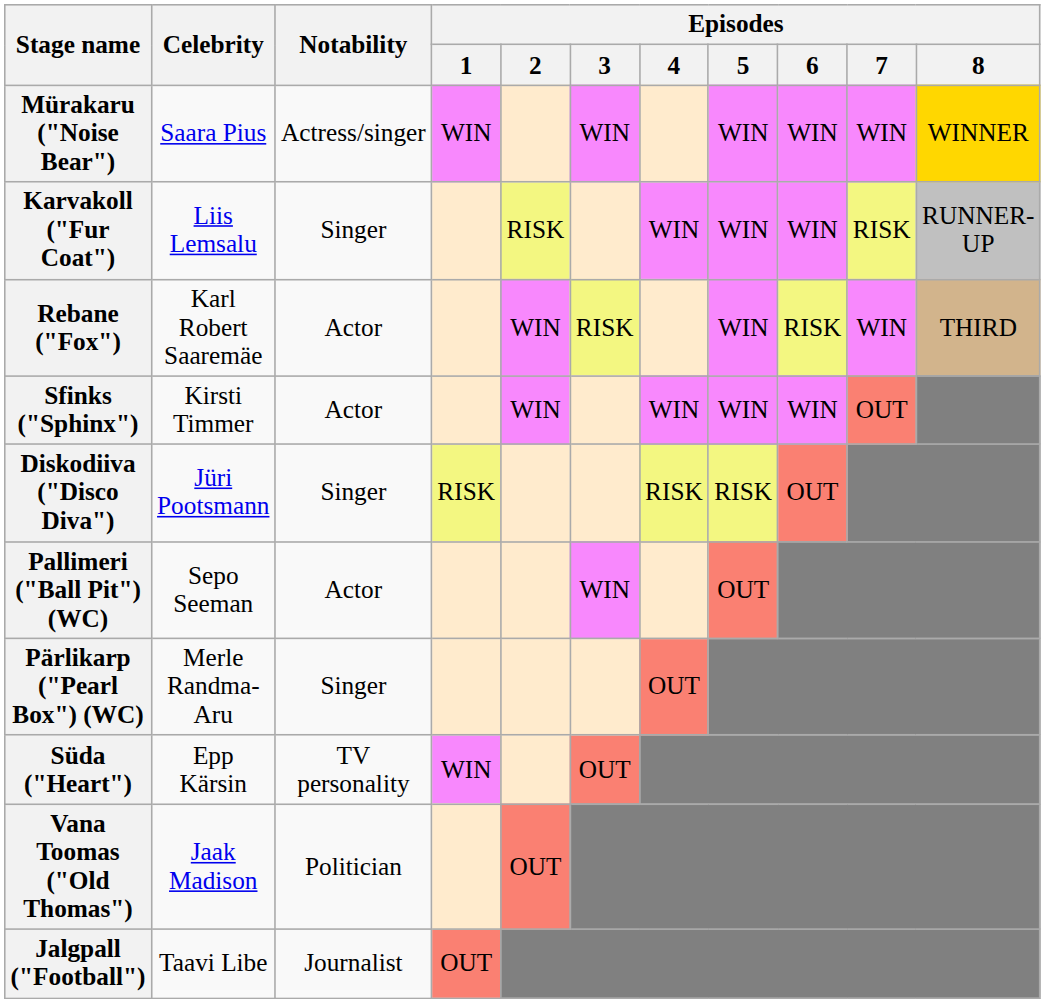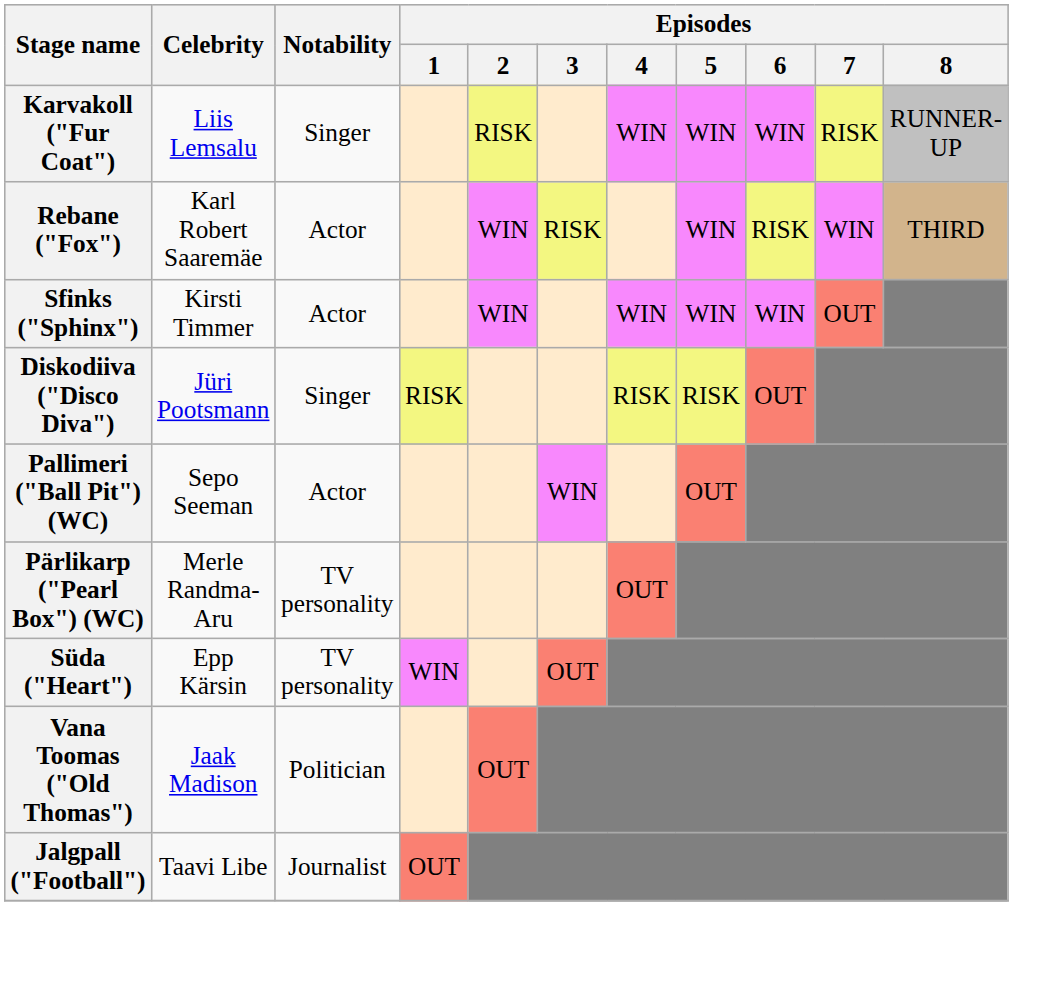- row: (78, 133)
(353, 686) Singer -> (337, 589) TV personality
